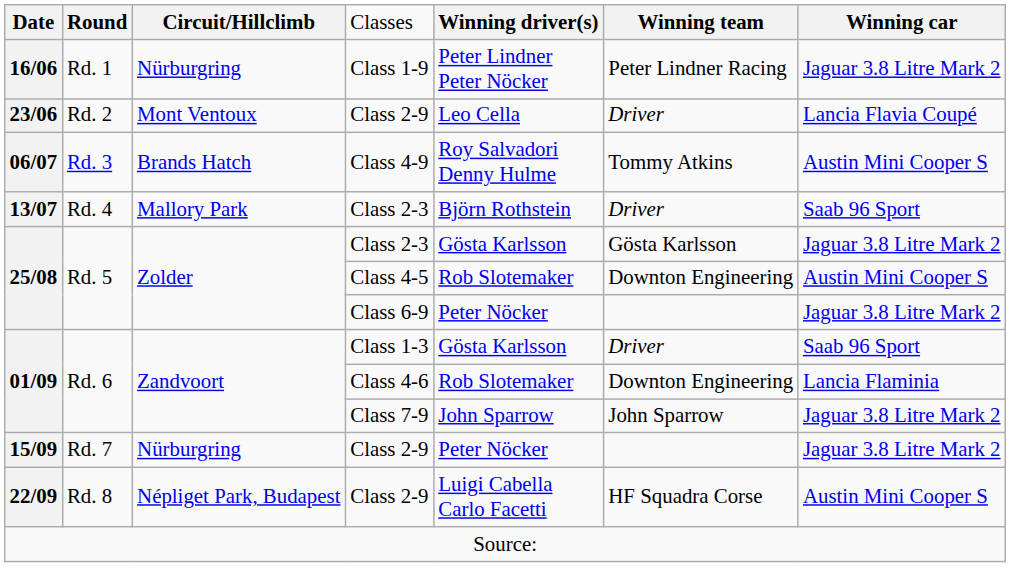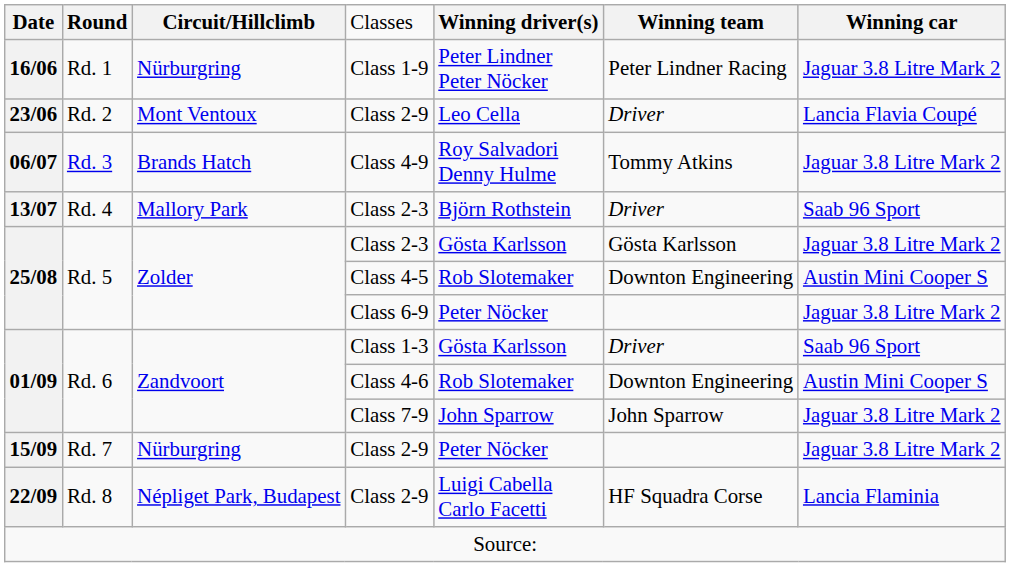(895, 162) Austin Mini Cooper S -> (902, 162) Jaguar 3.8 Litre Mark 2
(871, 381) Lancia Flaminia -> (895, 381) Austin Mini Cooper S
(895, 496) Austin Mini Cooper S -> (871, 496) Lancia Flaminia
